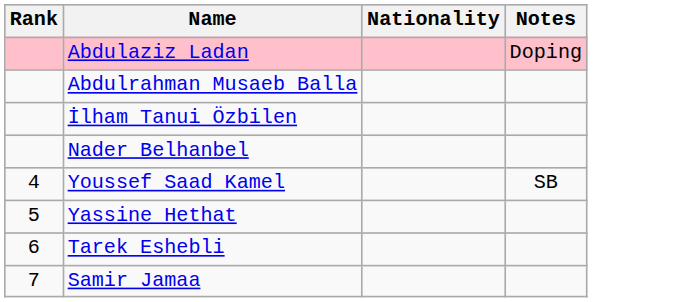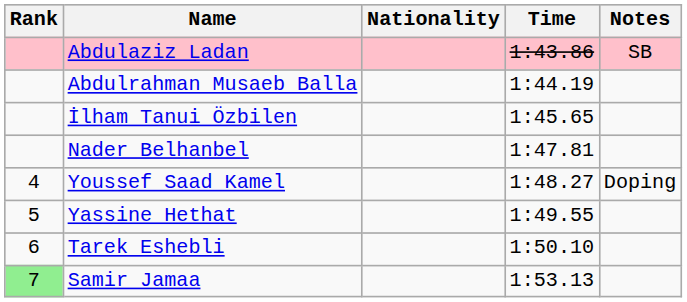+ column: (552, 21)
(546, 54) Doping -> (640, 54) SB
(546, 184) SB -> (640, 184) Doping
(34, 281) no background -> (34, 281) lightgreen background
